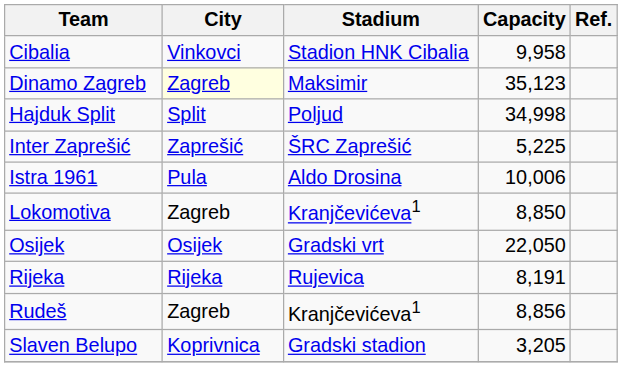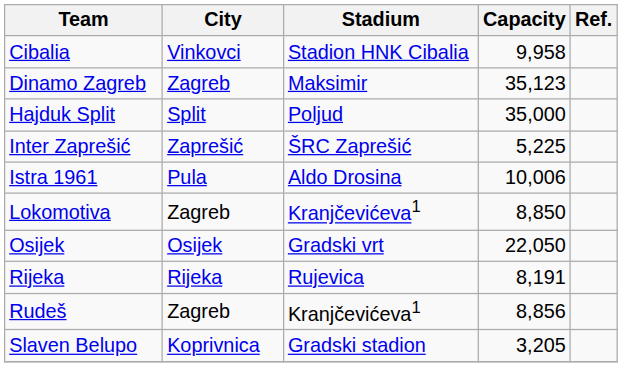(199, 83) lightyellow background -> (199, 83) no background
(535, 114) 34,998 -> (535, 114) 35,000
